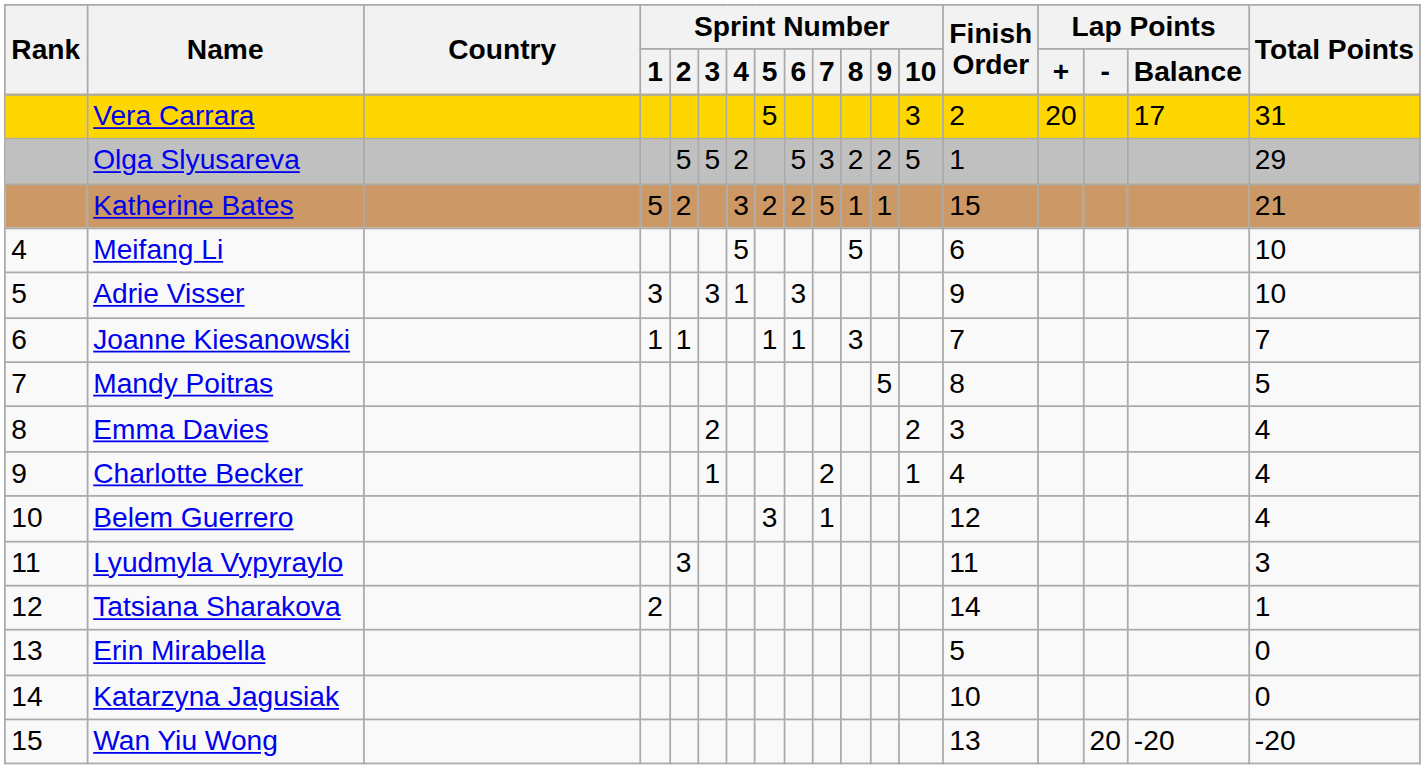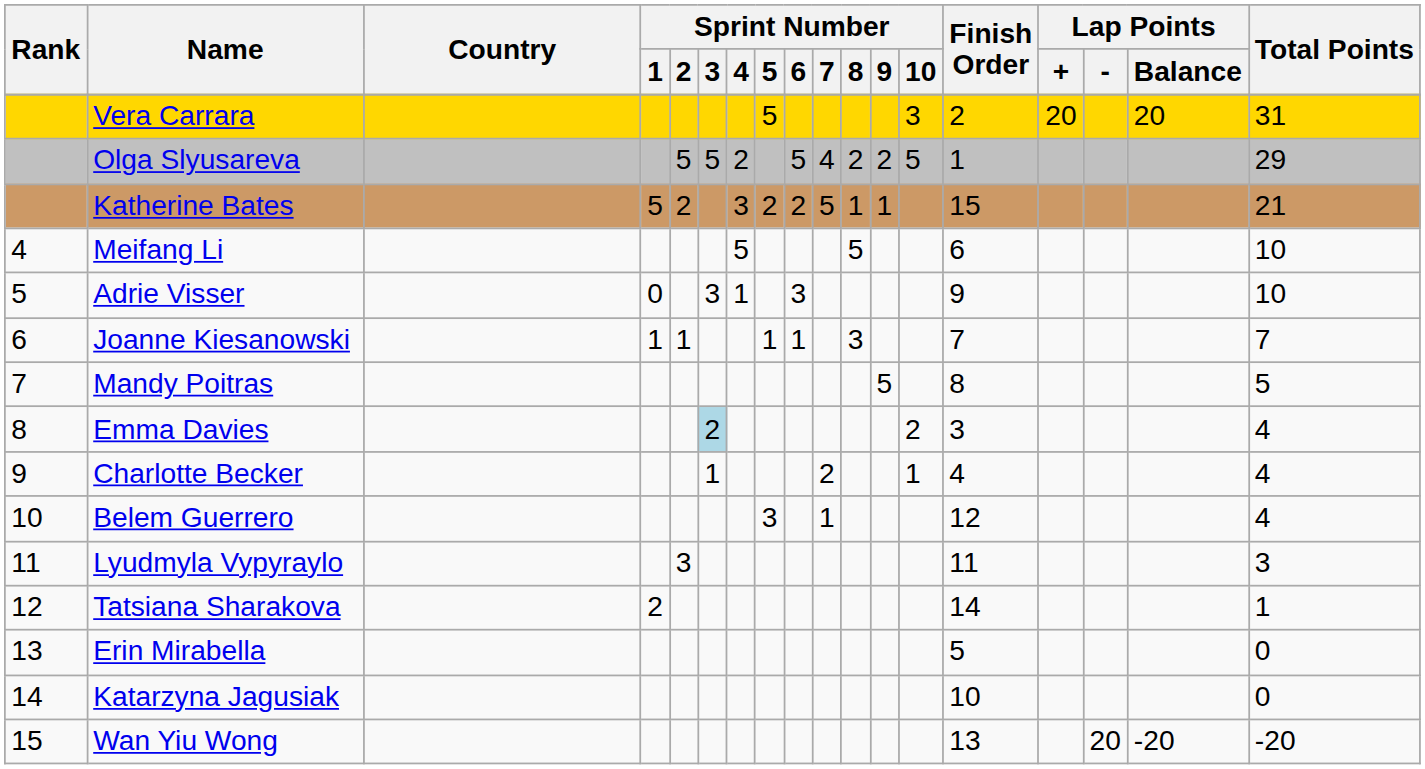(1150, 116) 17 -> (1150, 116) 20
(827, 160) 3 -> (827, 160) 4
(655, 294) 3 -> (655, 294) 0
(712, 428) no background -> (712, 428) lightblue background
